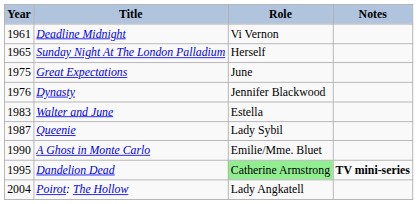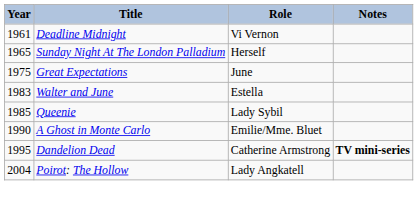- row: (56, 92)
(19, 131) 1987 -> (19, 112) 1985
(280, 170) lightgreen background -> (280, 150) no background
